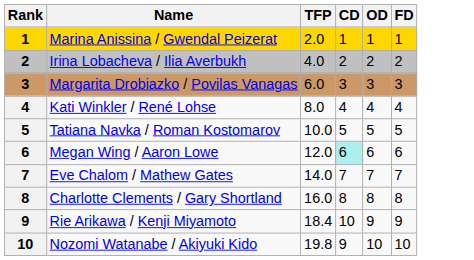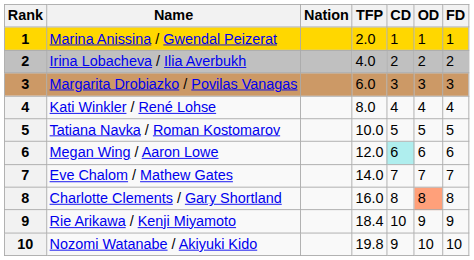+ column: (327, 15)
(370, 198) no background -> (422, 198) lightsalmon background
